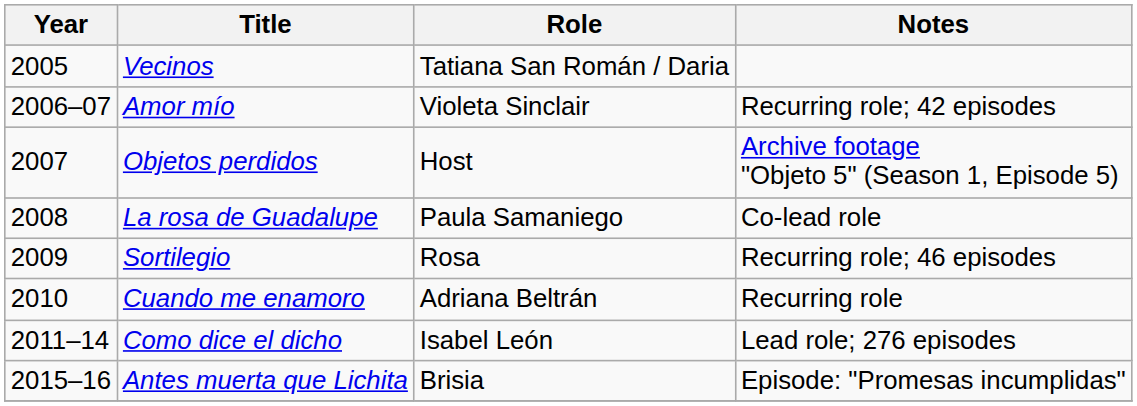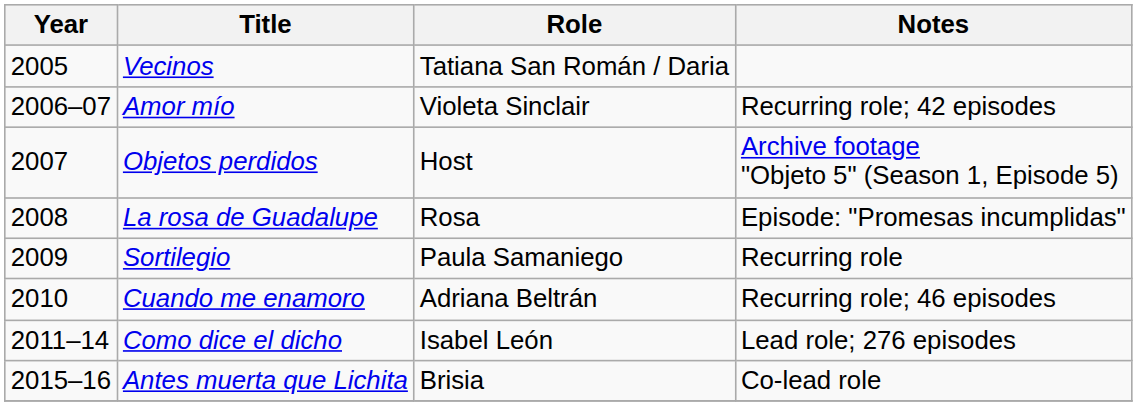(521, 217) Paula Samaniego -> (450, 217) Rosa
(811, 217) Co-lead role -> (933, 217) Episode: "Promesas incumplidas"
(450, 258) Rosa -> (521, 258) Paula Samaniego
(898, 258) Recurring role; 46 episodes -> (822, 258) Recurring role
(822, 299) Recurring role -> (898, 299) Recurring role; 46 episodes
(933, 380) Episode: "Promesas incumplidas" -> (811, 380) Co-lead role
